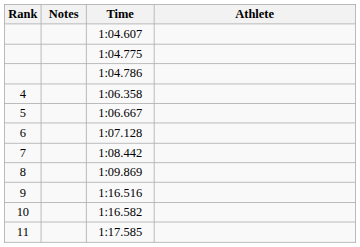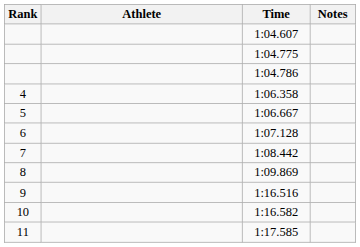columns swapped: (255, 14) <-> (64, 14)
